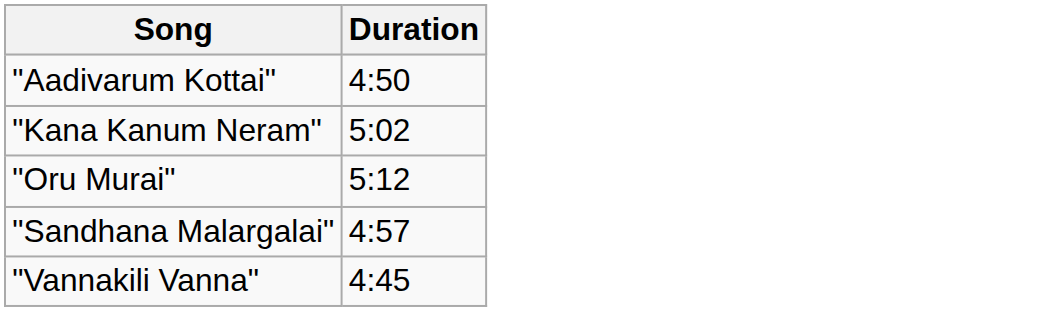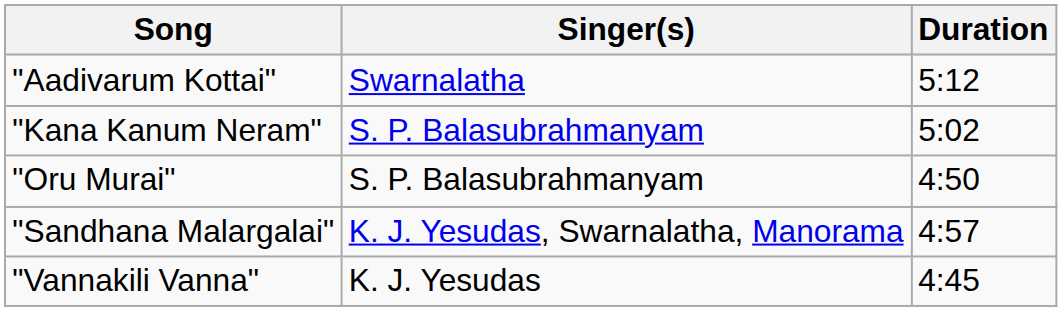+ column: (626, 29)
(380, 79) 4:50 -> (949, 79) 5:12
(380, 180) 5:12 -> (949, 180) 4:50
